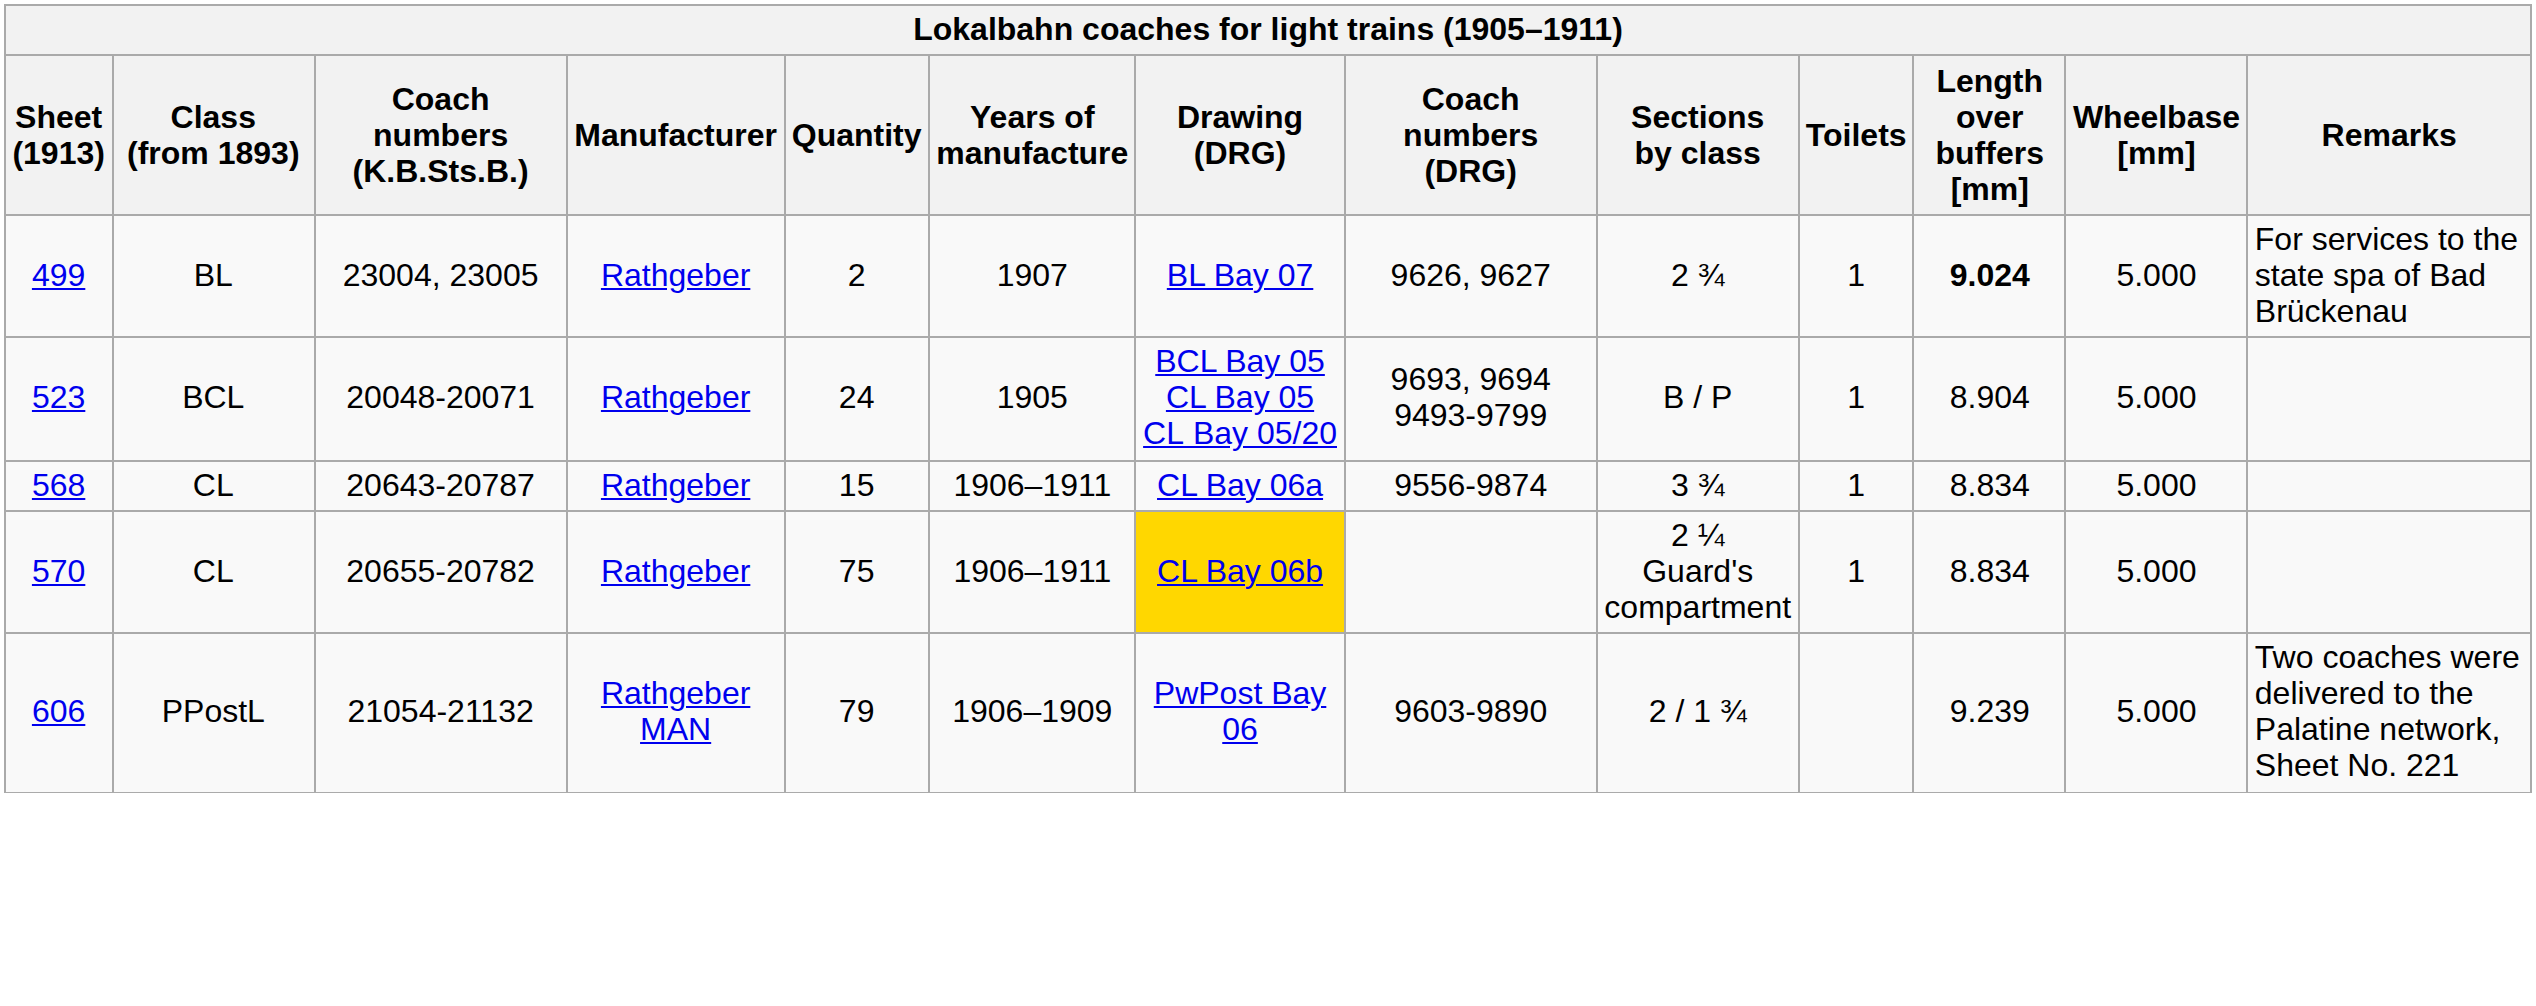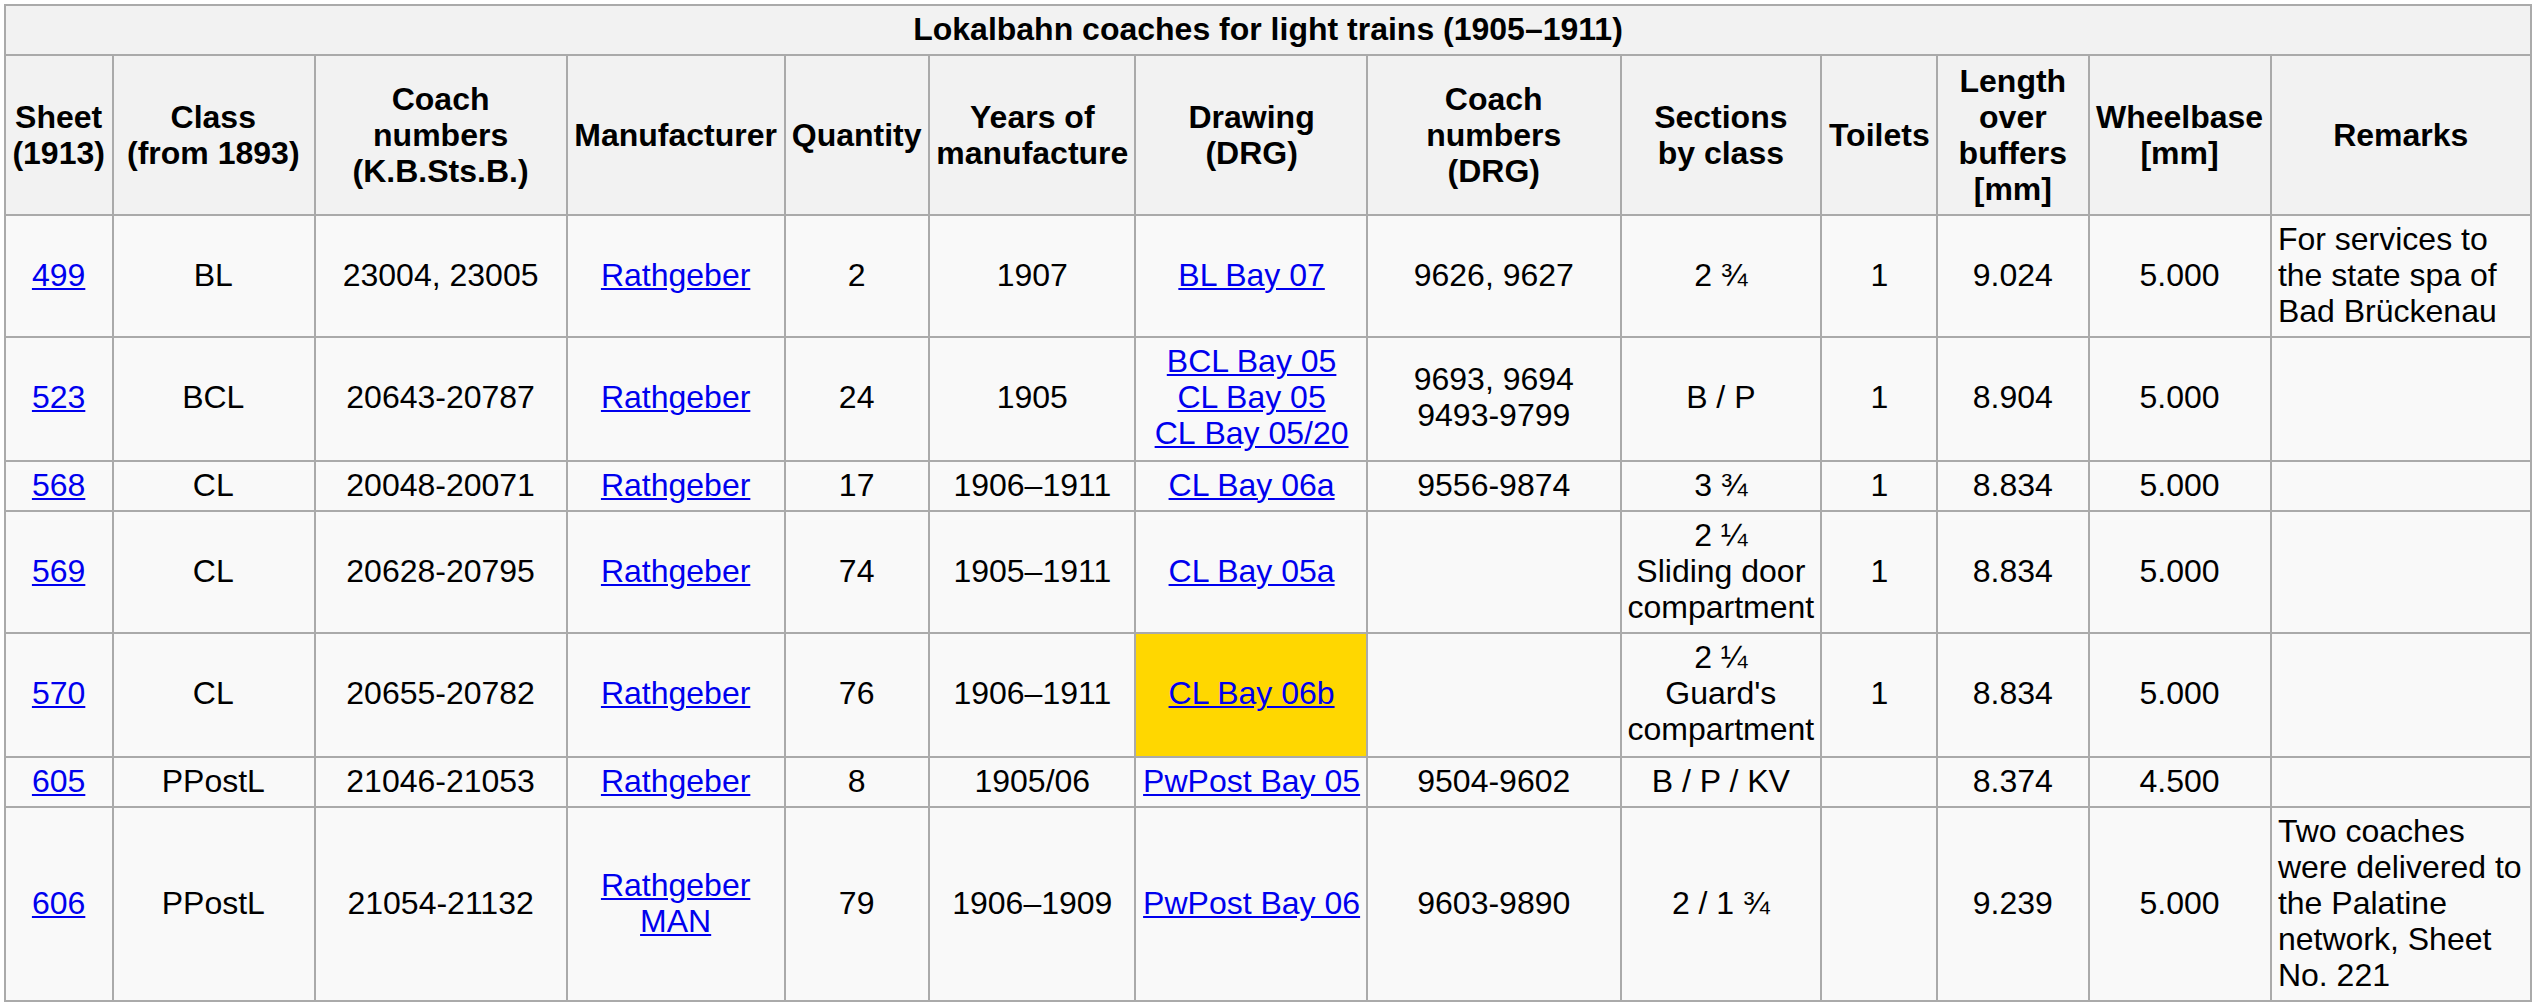(1990, 275) bold -> (2013, 275) normal
(441, 398) 20048-20071 -> (441, 398) 20643-20787
(441, 484) 20643-20787 -> (441, 484) 20048-20071
(857, 484) 15 -> (857, 484) 17
+ row: (59, 571)
(857, 571) 75 -> (857, 694) 76
+ row: (59, 781)
